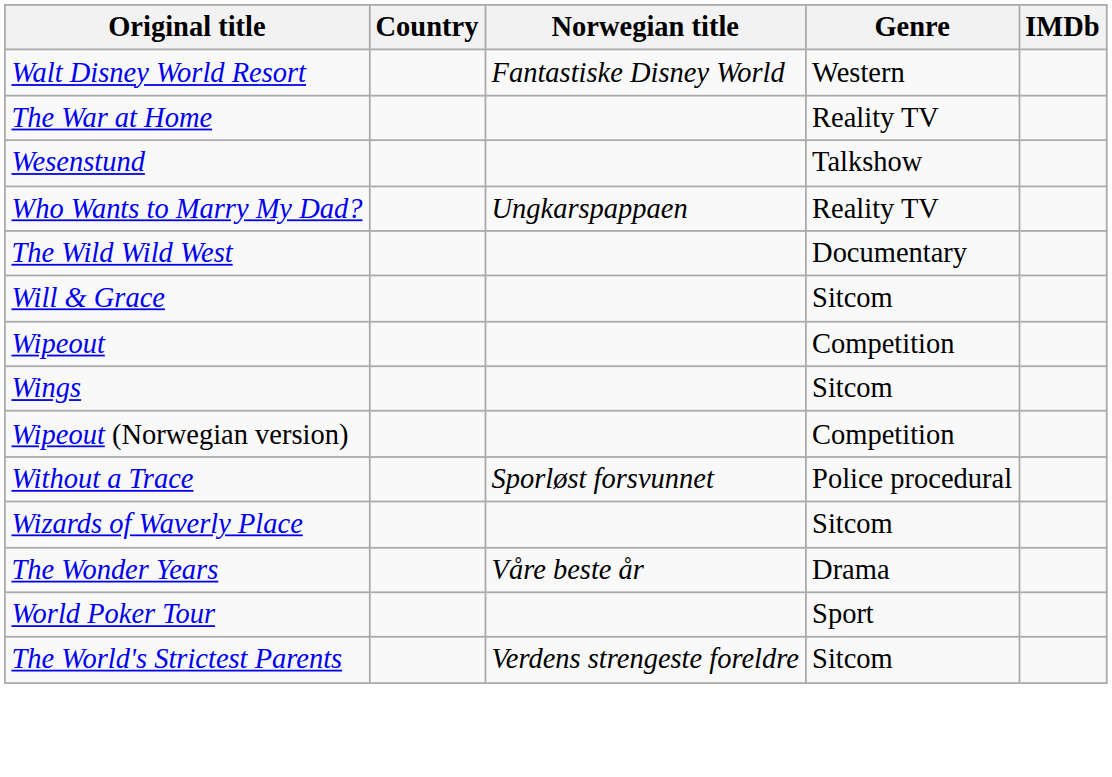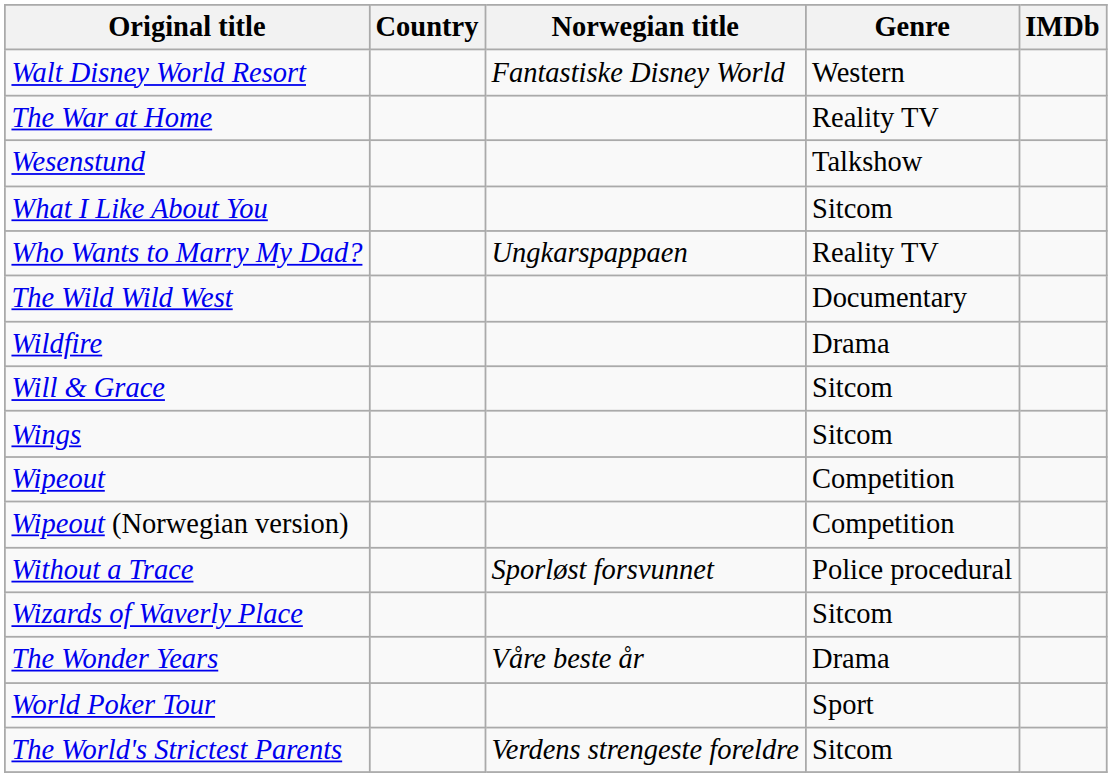+ row: (140, 207)
+ row: (57, 343)
rows swapped: (46, 388) <-> (58, 343)
